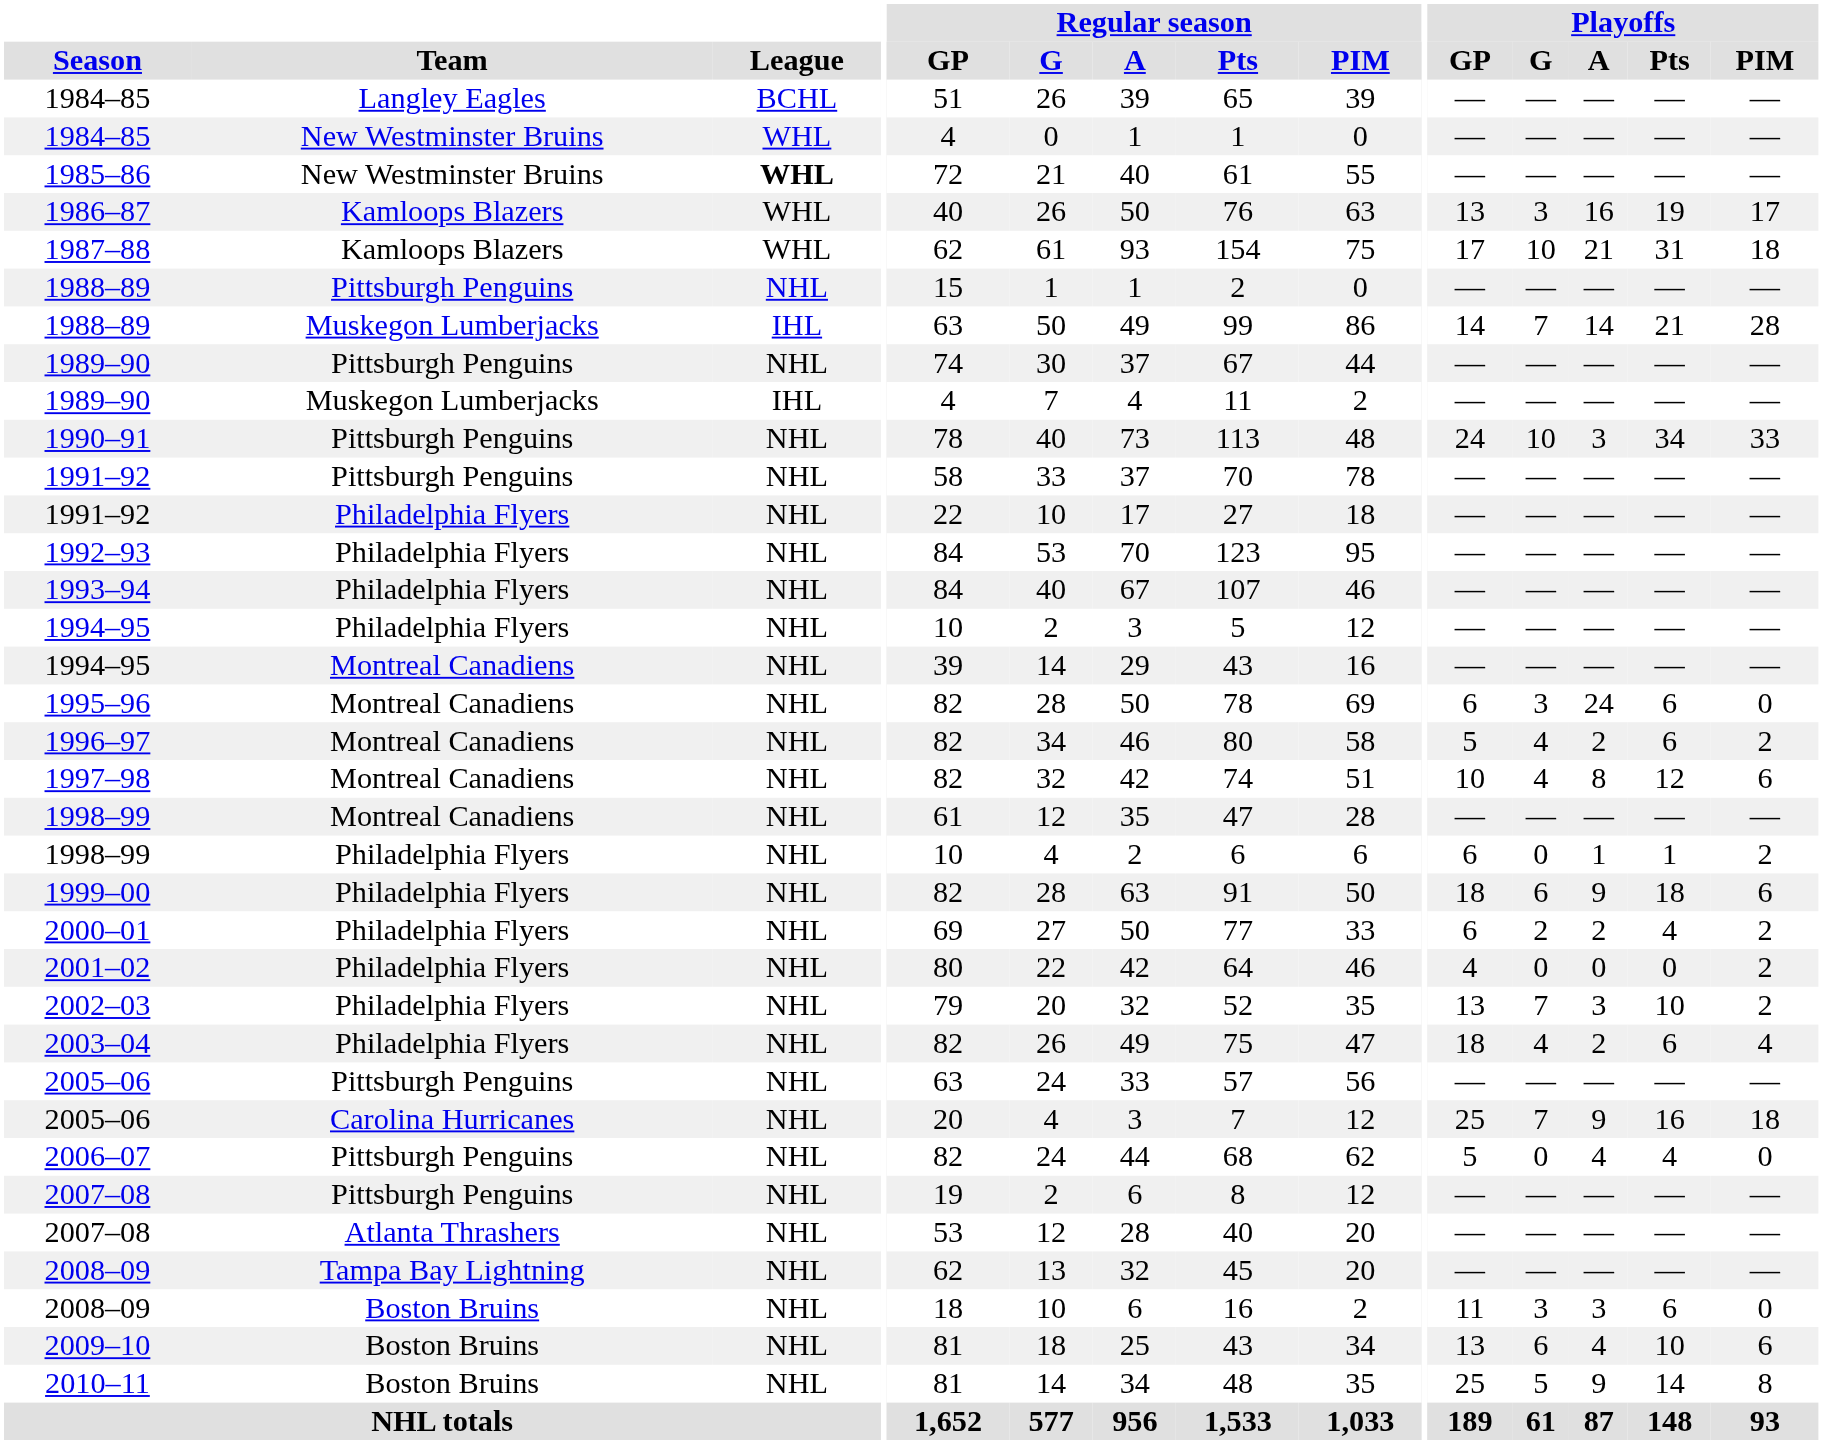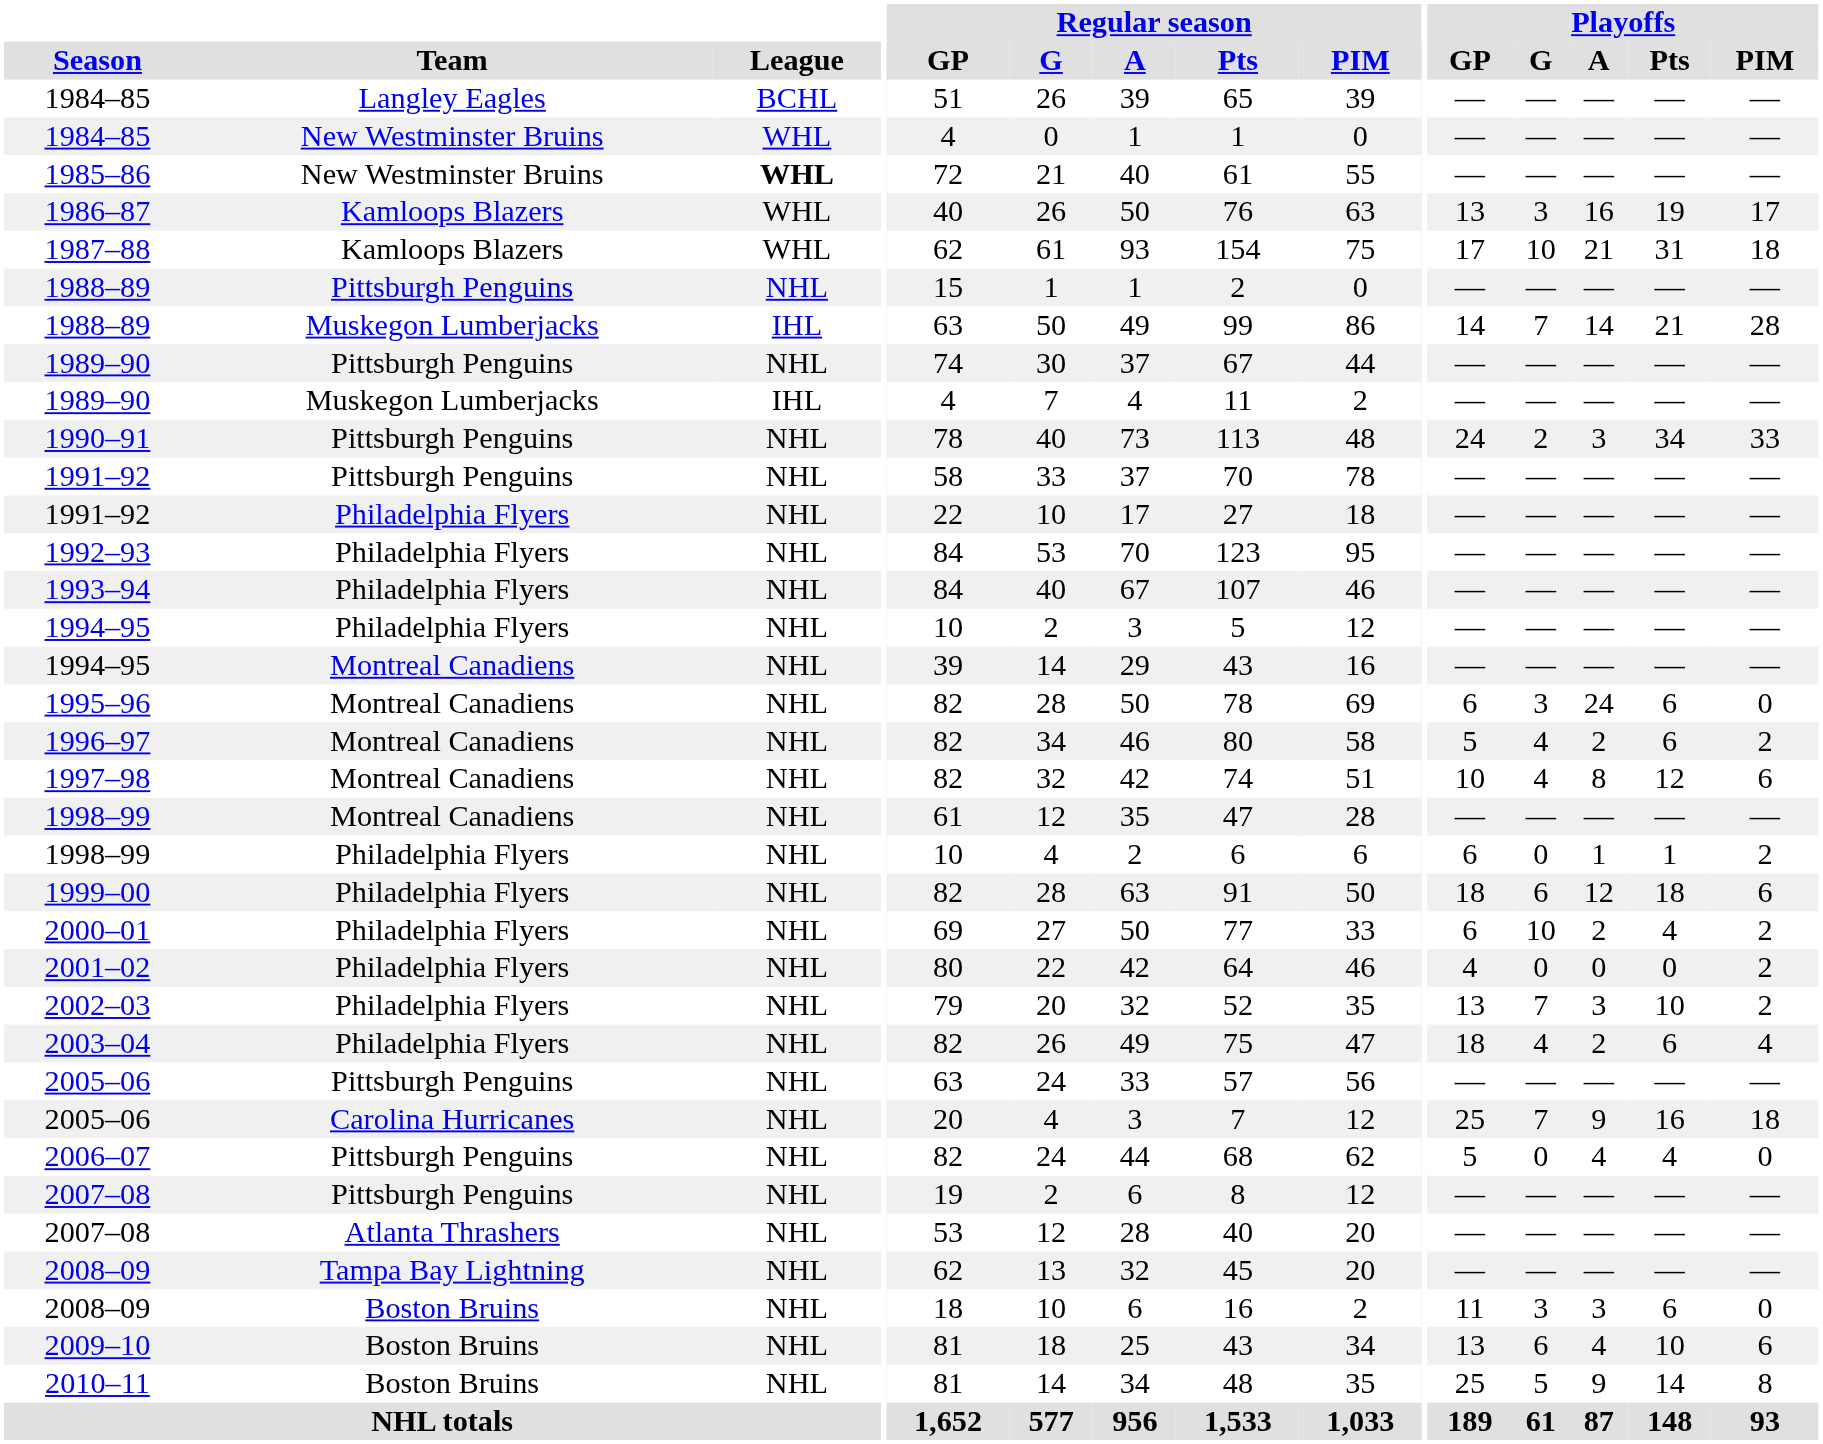(1541, 438) 10 -> (1541, 438) 2
(1599, 891) 9 -> (1599, 891) 12
(1541, 929) 2 -> (1541, 929) 10
